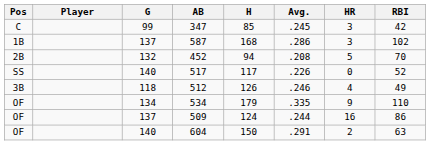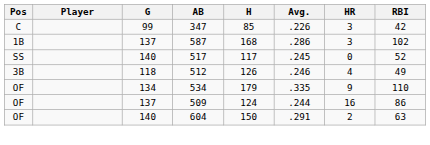(299, 27) .245 -> (299, 27) .226
- row: (198, 57)
(299, 72) .226 -> (299, 57) .245
